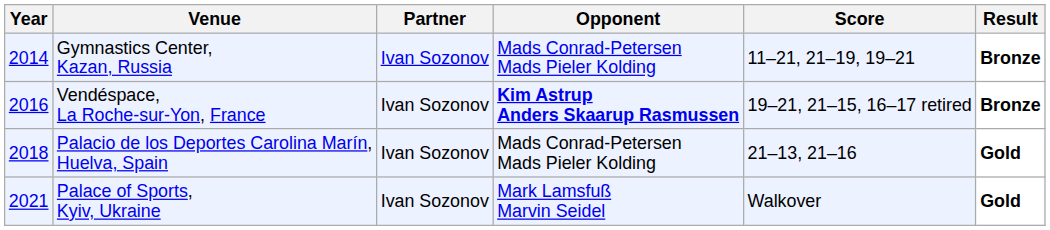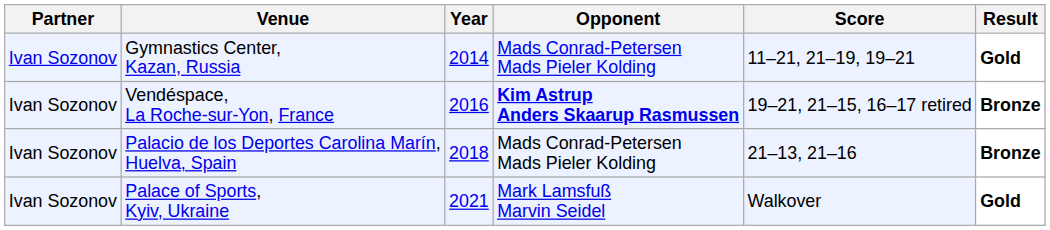columns swapped: (29, 19) <-> (435, 19)
(1010, 57) Bronze -> (1000, 57) Gold
(1000, 153) Gold -> (1010, 153) Bronze
